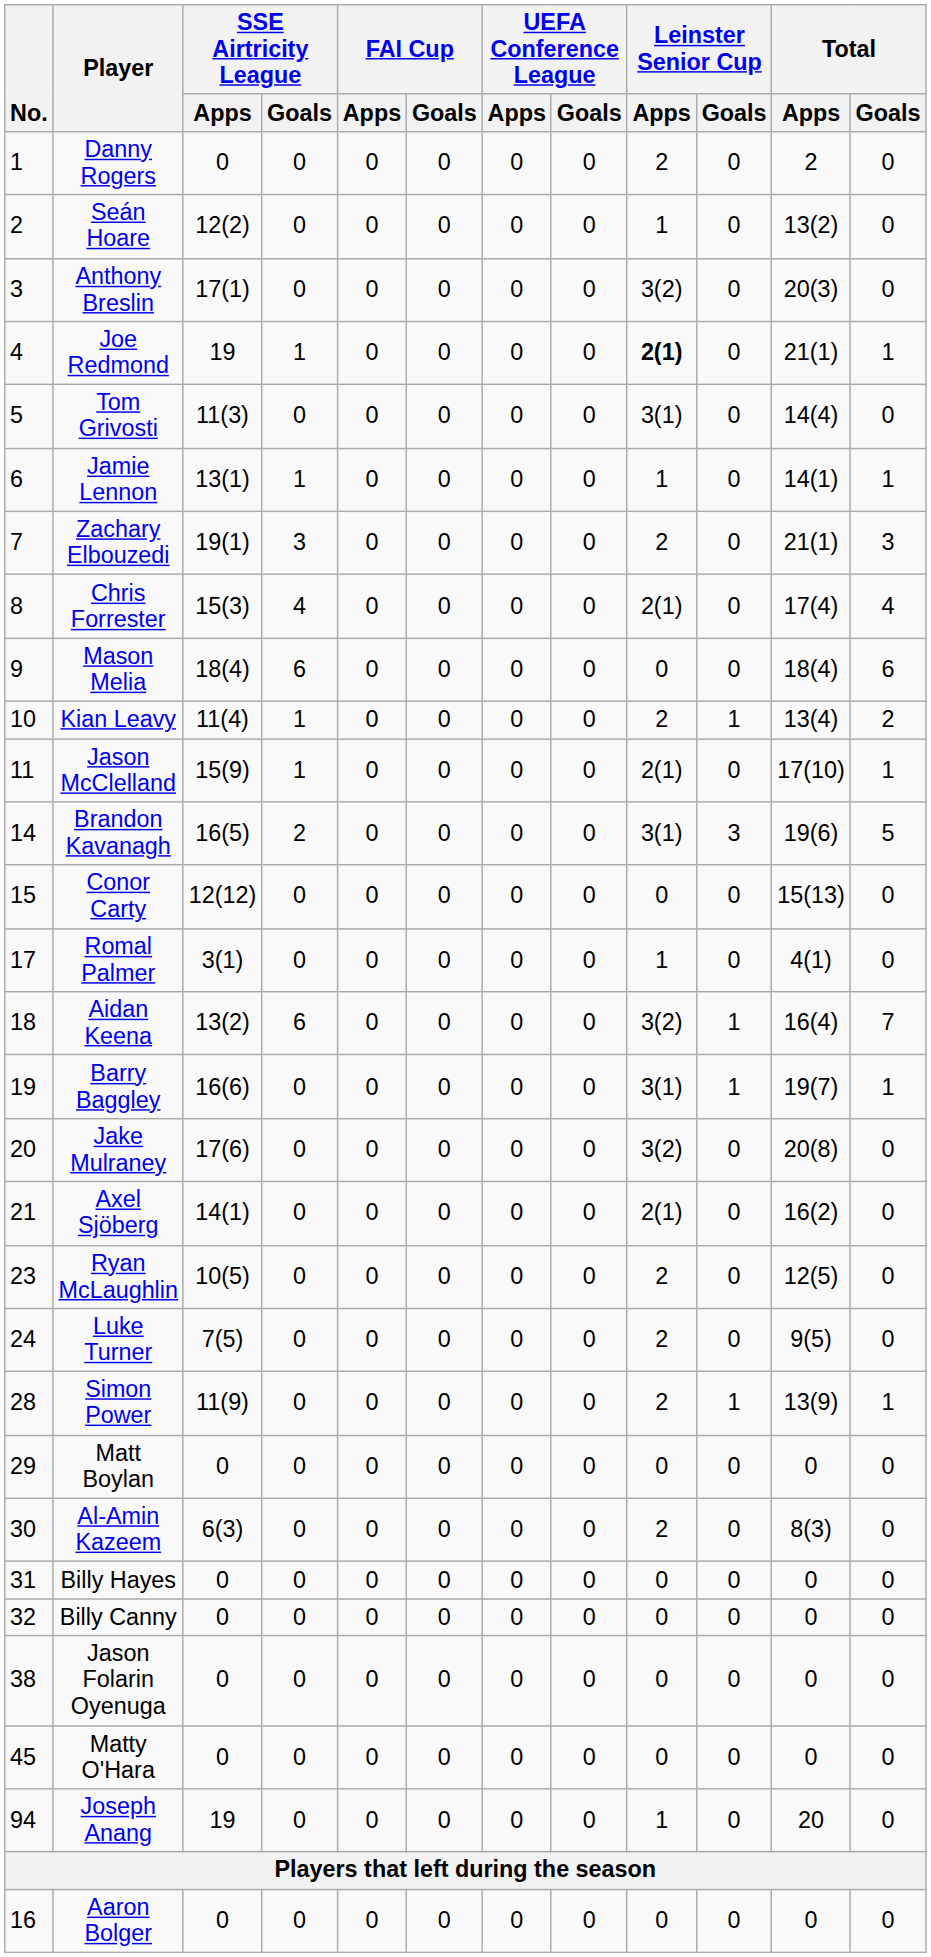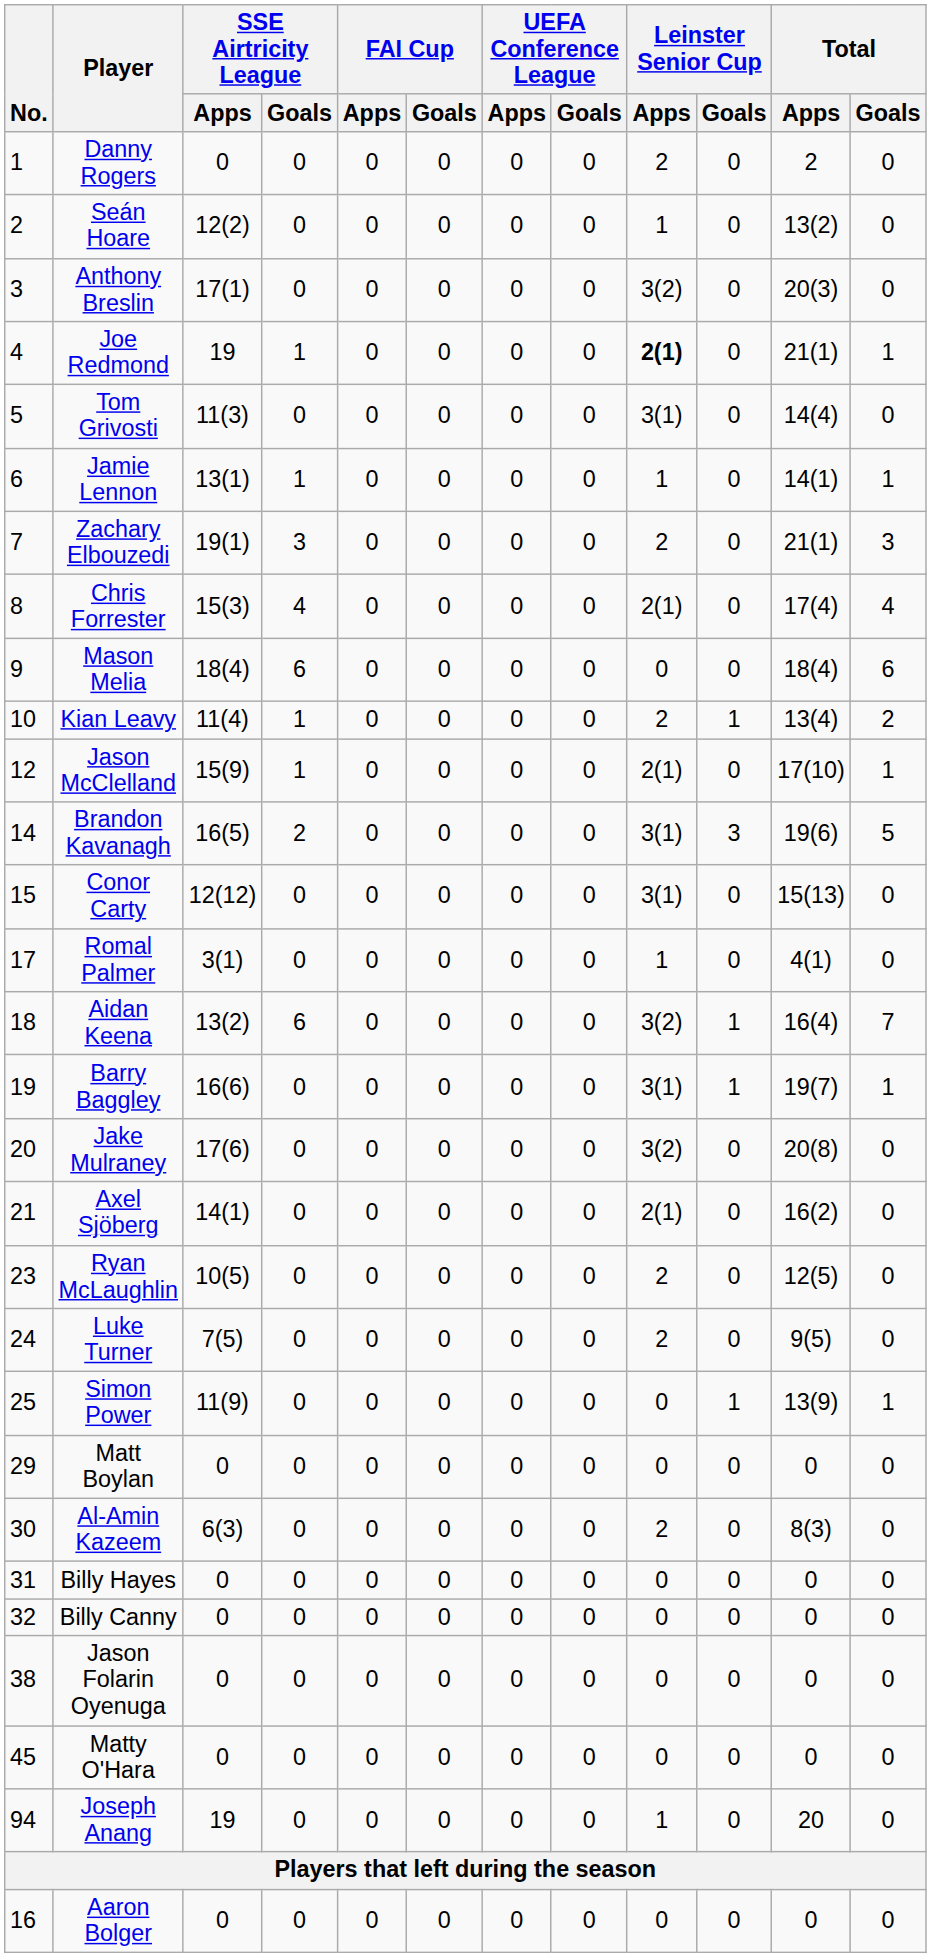(22, 769) 11 -> (23, 769) 12
(662, 896) 0 -> (662, 896) 3(1)
(23, 1403) 28 -> (23, 1403) 25
(662, 1403) 2 -> (662, 1403) 0
